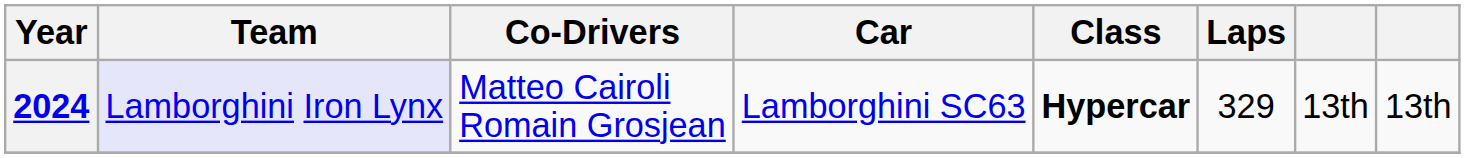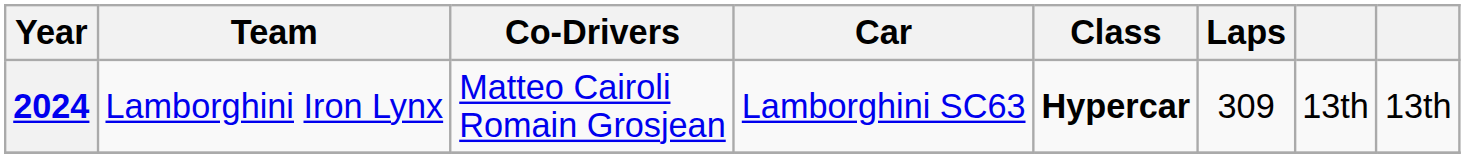(274, 106) lavender background -> (274, 106) no background
(1246, 106) 329 -> (1246, 106) 309
